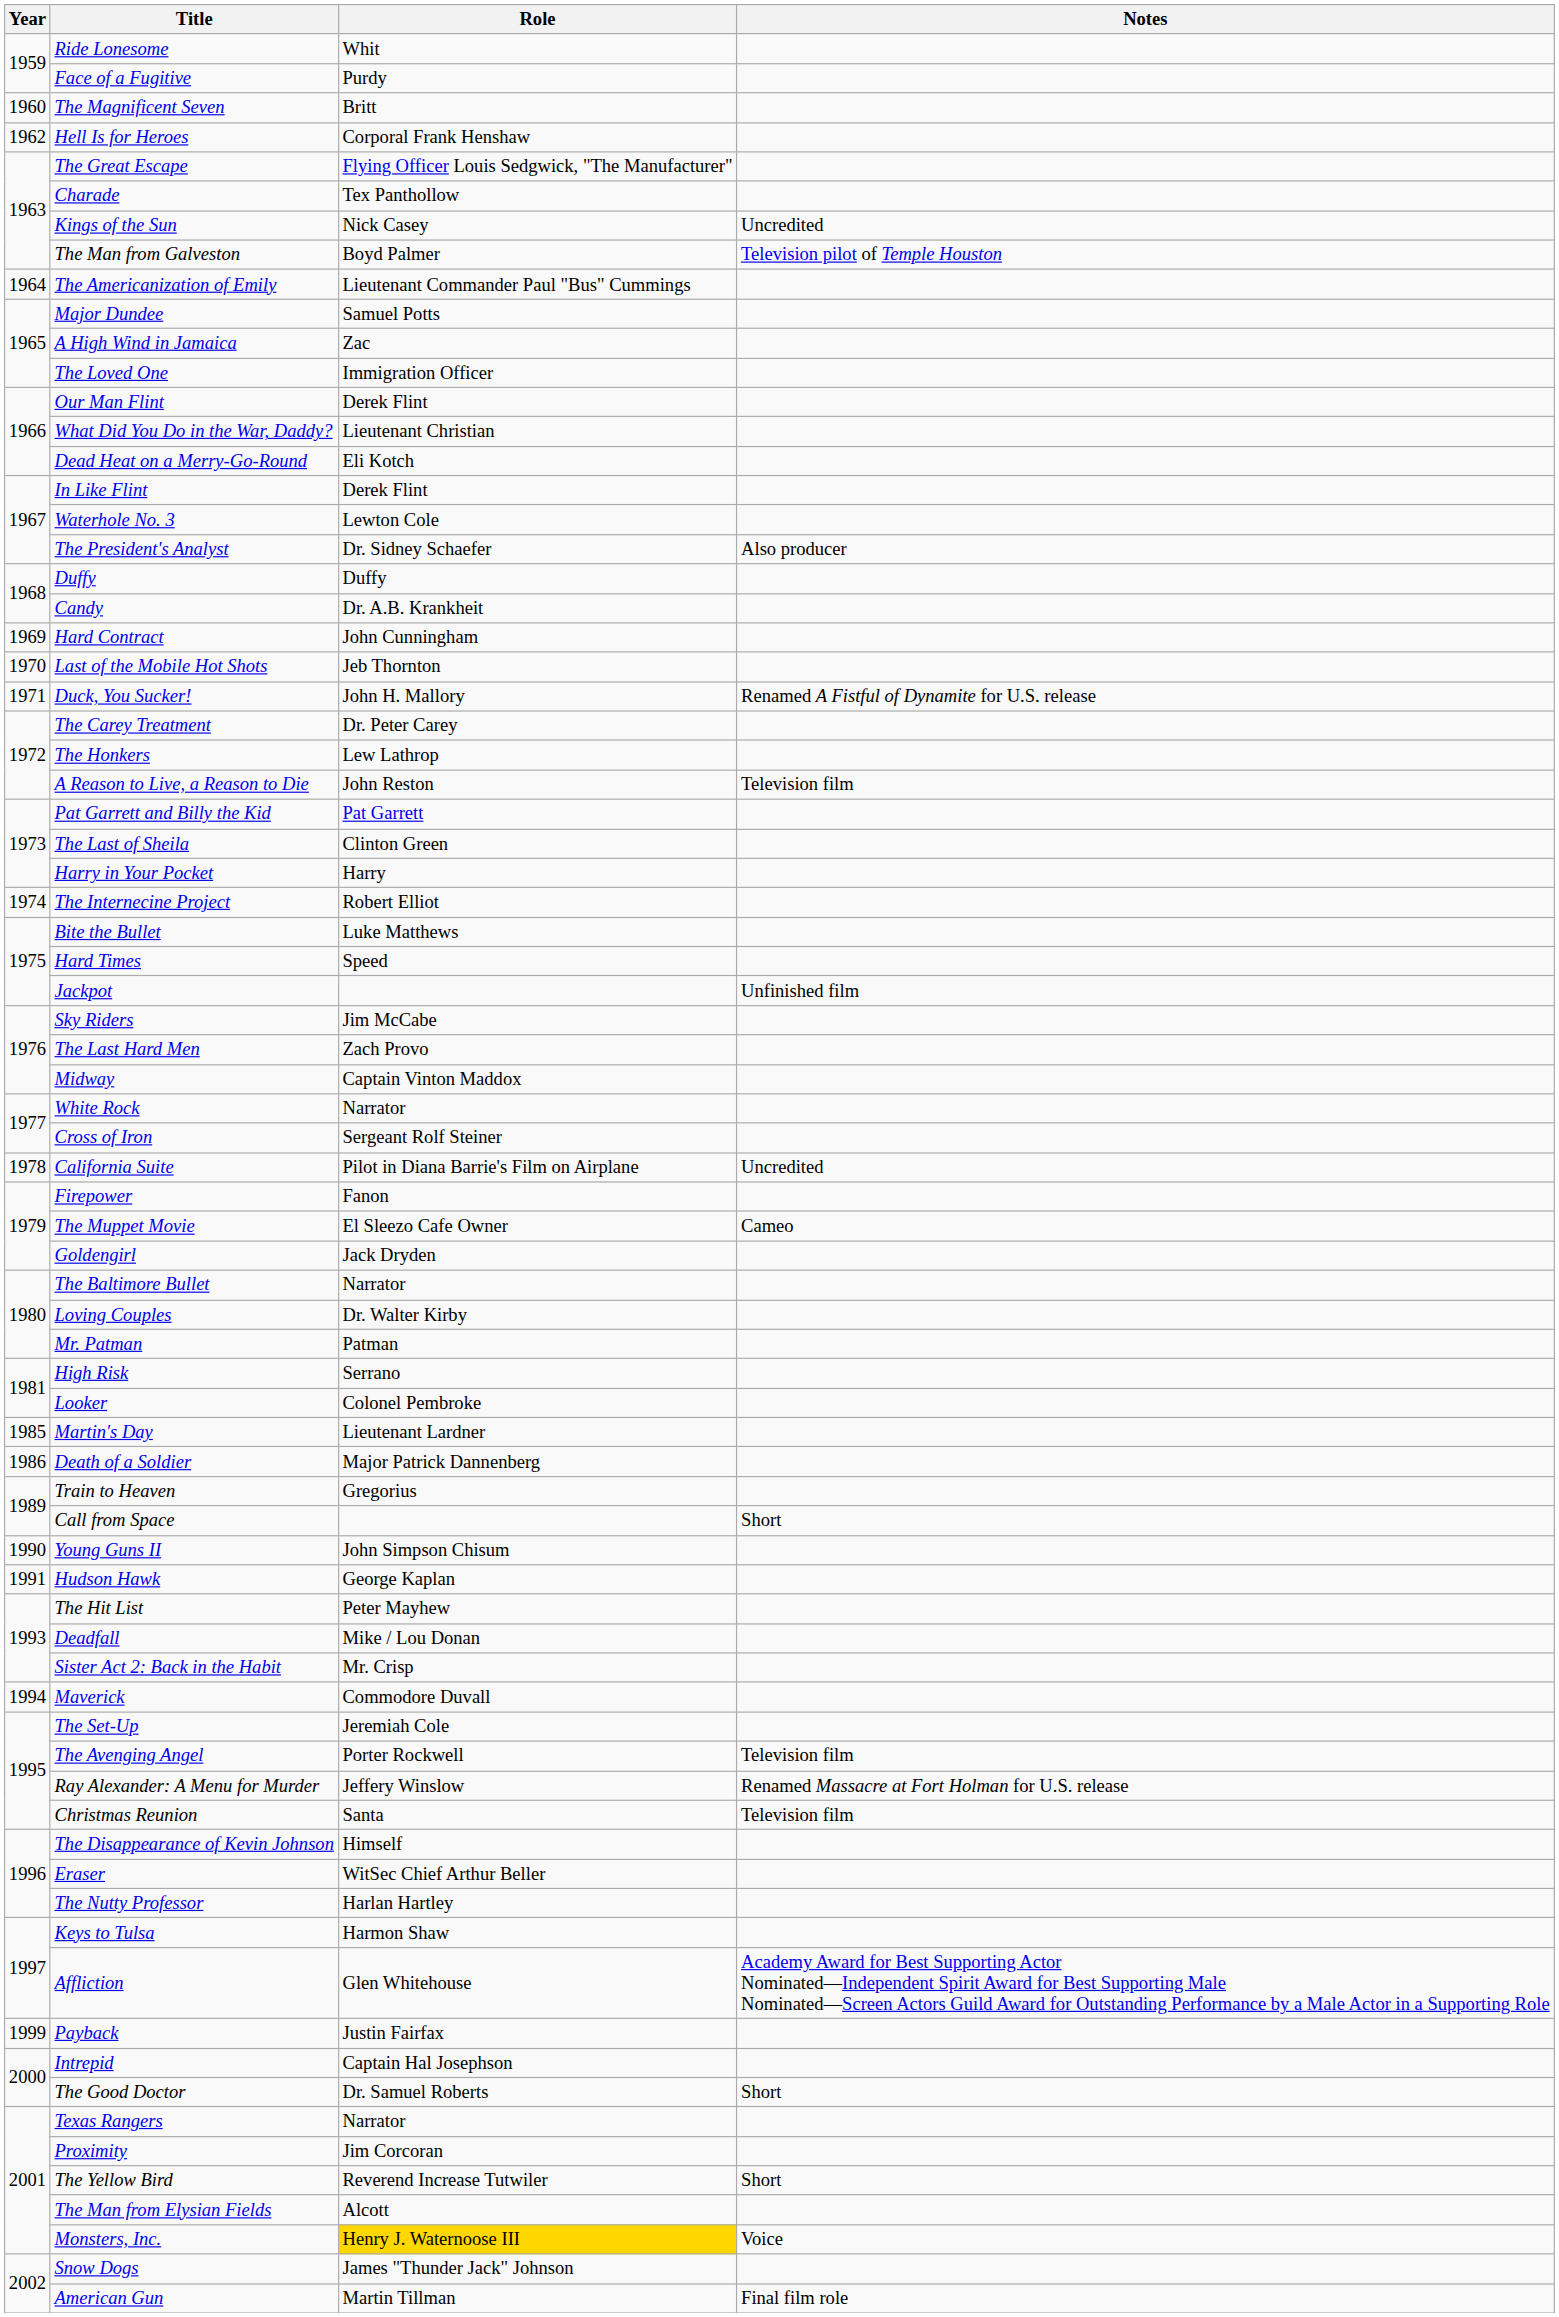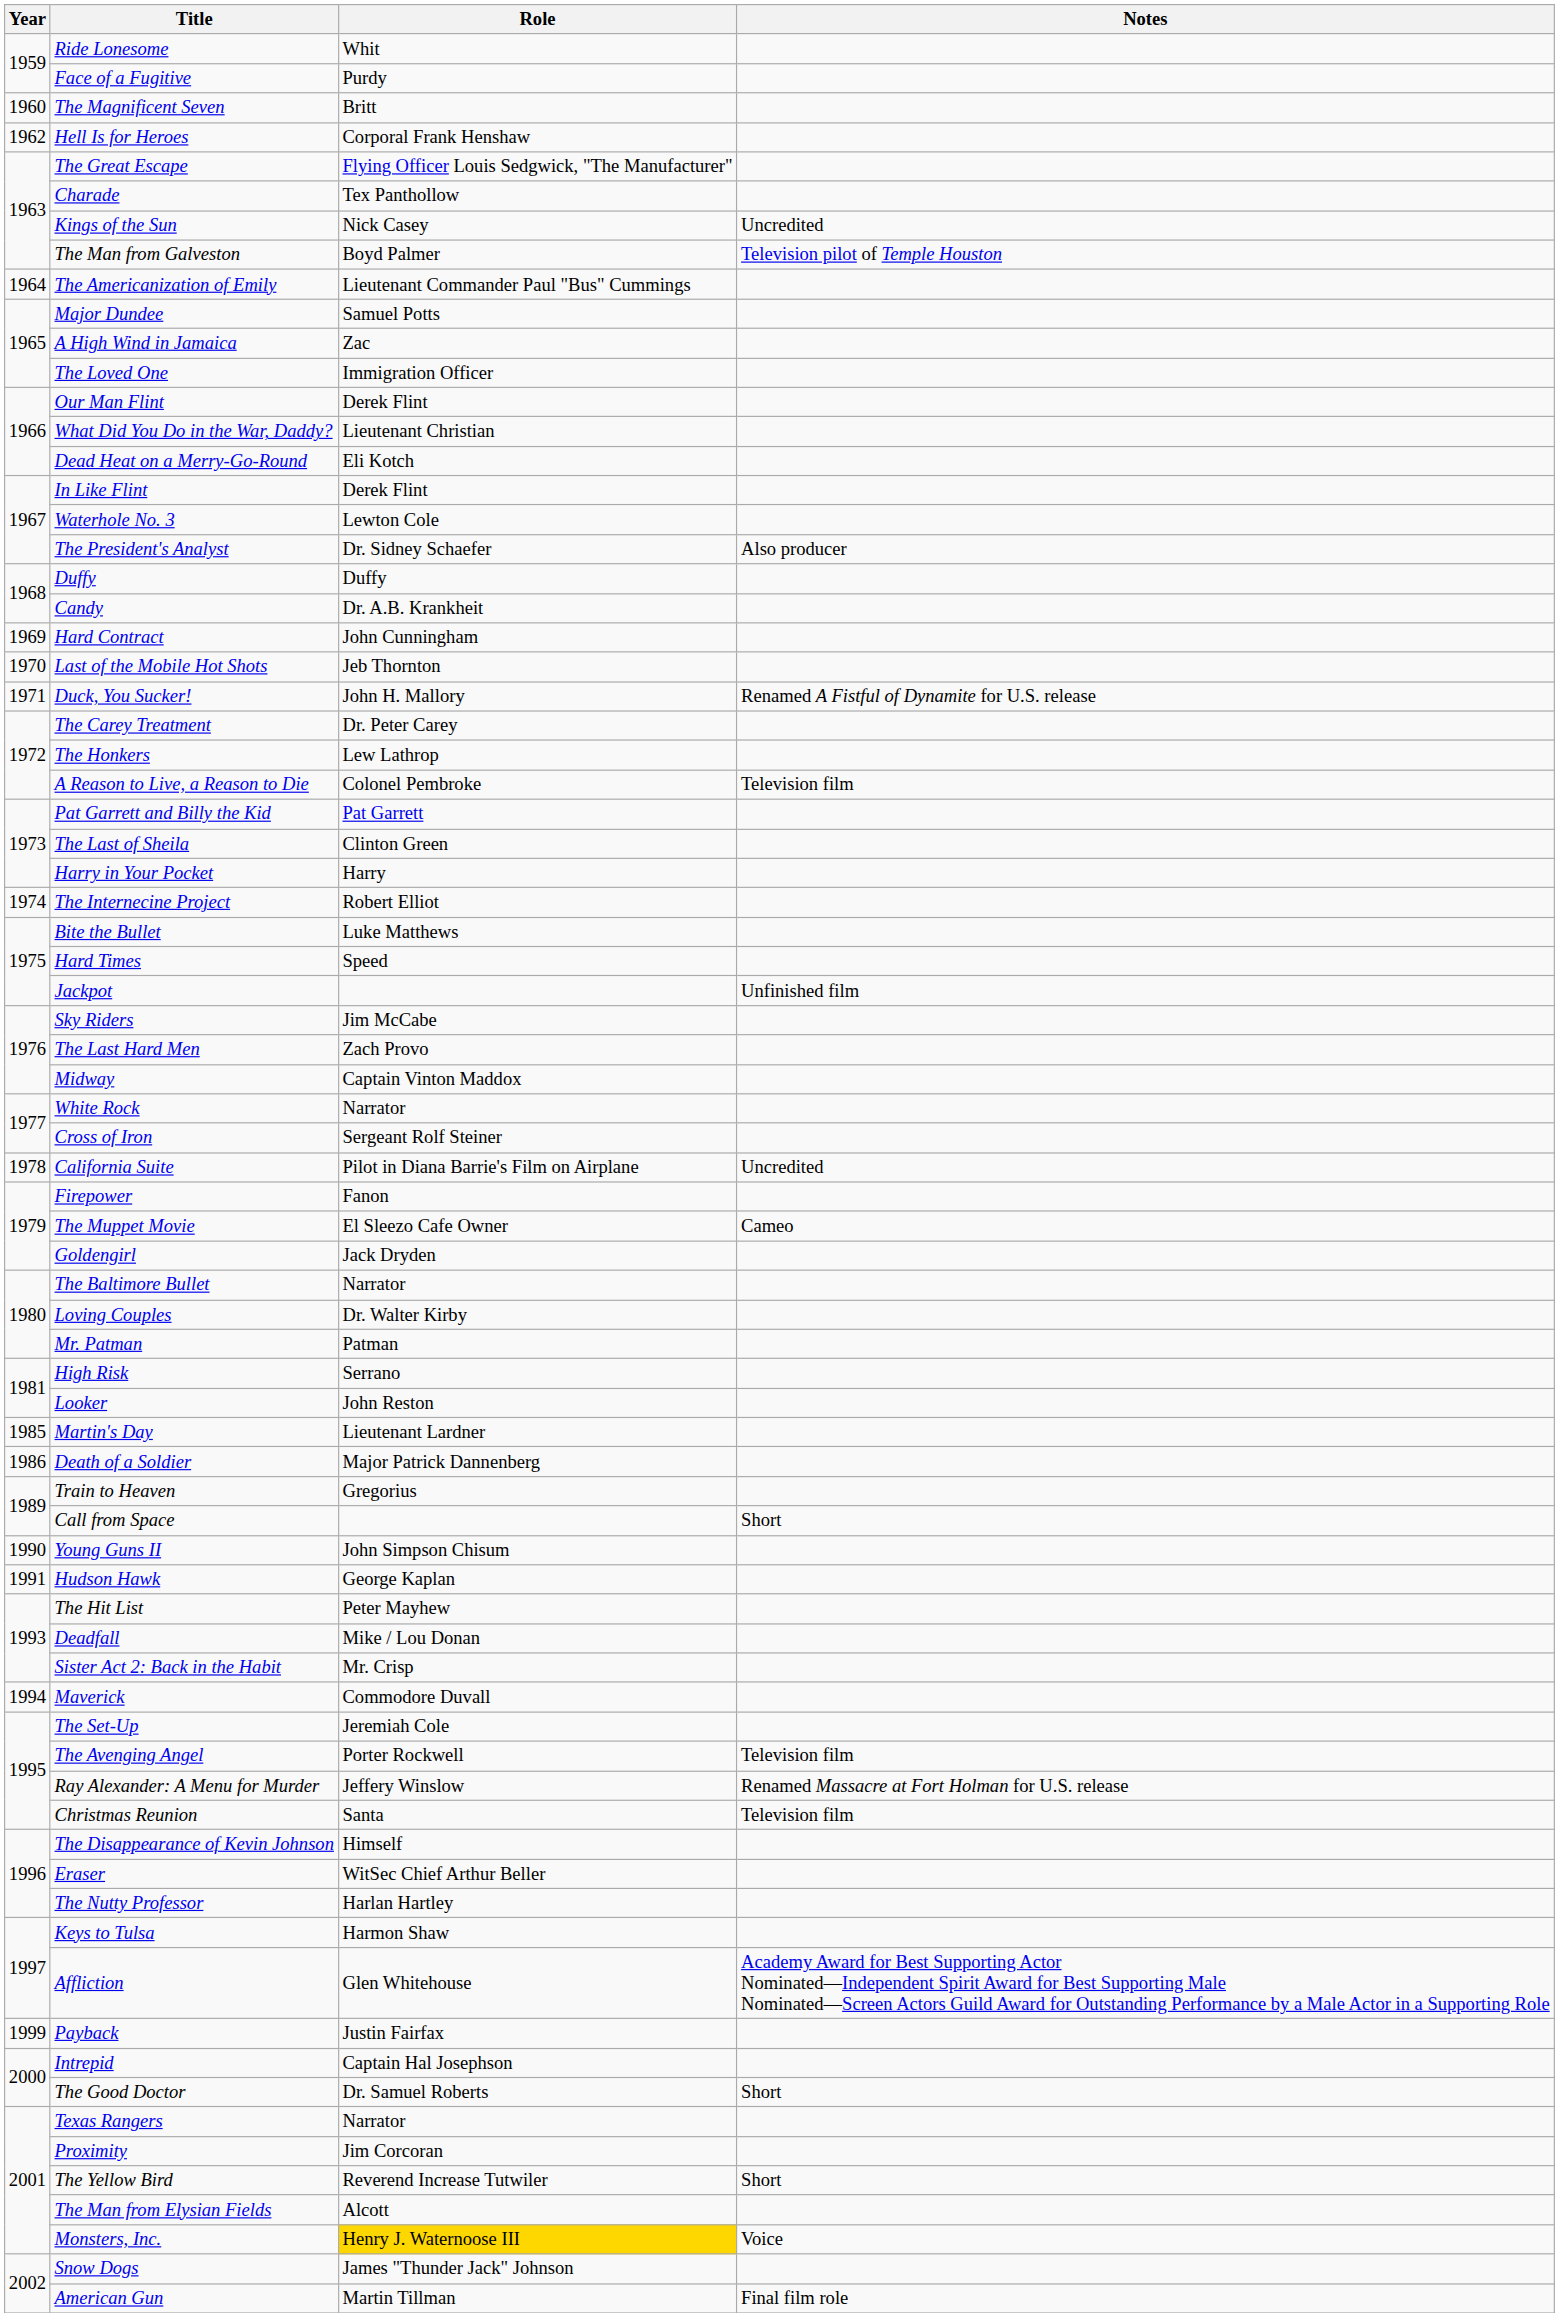(388, 784) John Reston -> (412, 784) Colonel Pembroke
(412, 1402) Colonel Pembroke -> (388, 1402) John Reston
